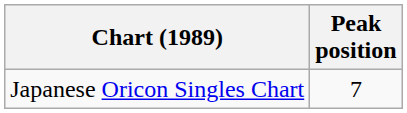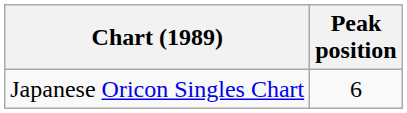(356, 88) 7 -> (356, 88) 6
